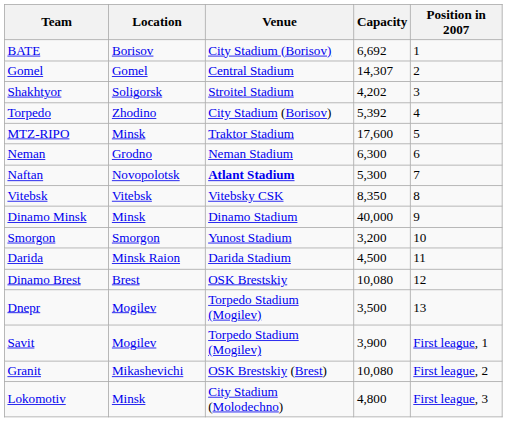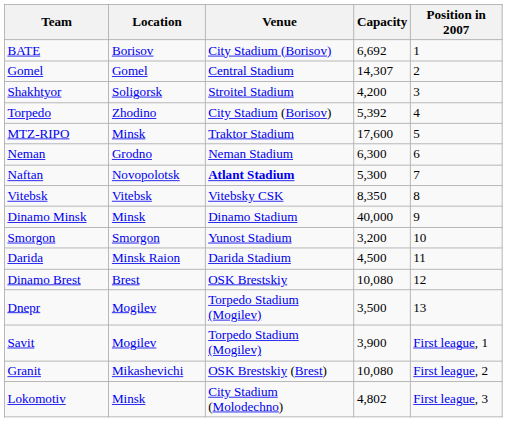(372, 92) 4,202 -> (372, 92) 4,200
(372, 399) 4,800 -> (372, 399) 4,802
